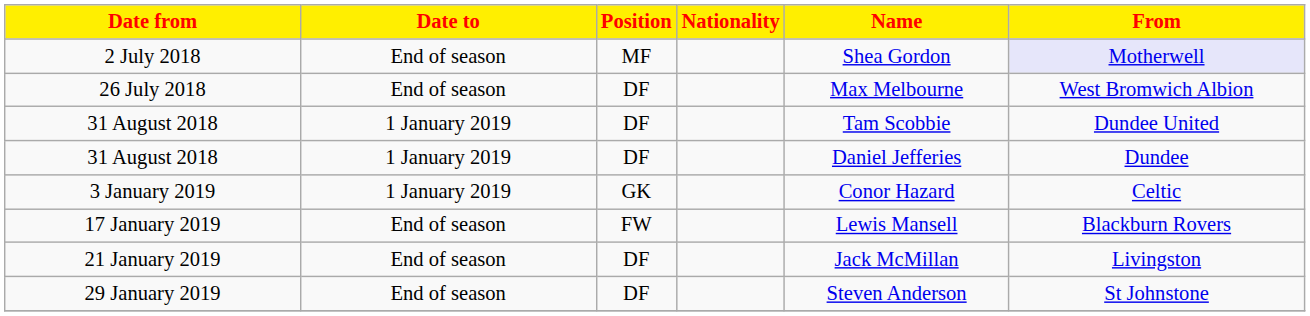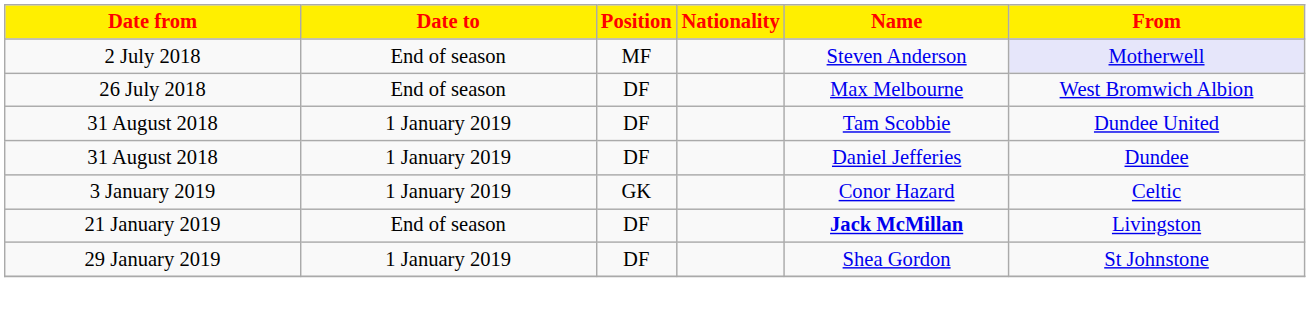(897, 55) Shea Gordon -> (897, 55) Steven Anderson
- row: (153, 225)
(897, 259) normal -> (897, 225) bold
(448, 293) End of season -> (448, 259) 1 January 2019
(897, 293) Steven Anderson -> (897, 259) Shea Gordon
